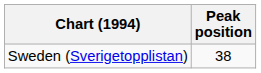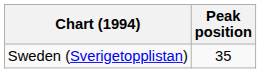(223, 56) 38 -> (223, 56) 35
